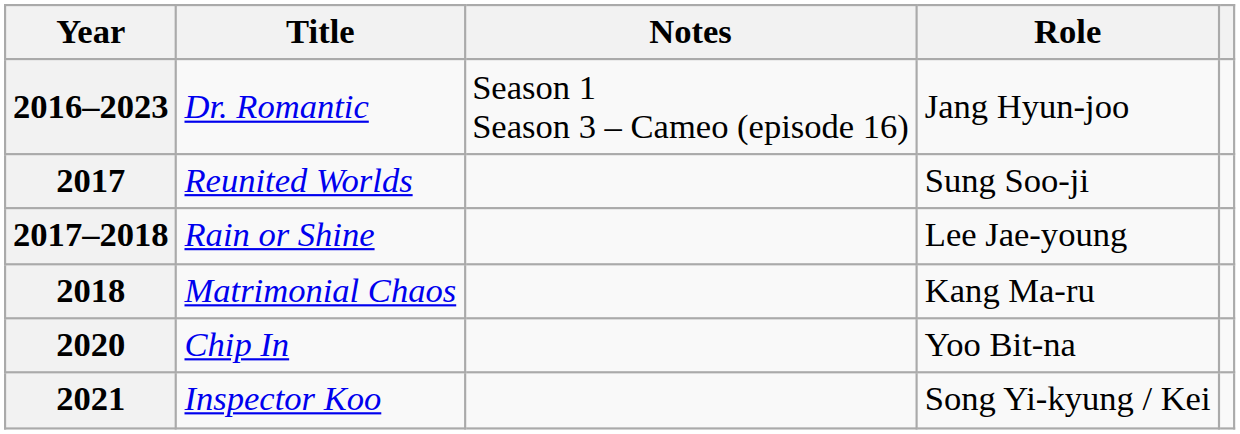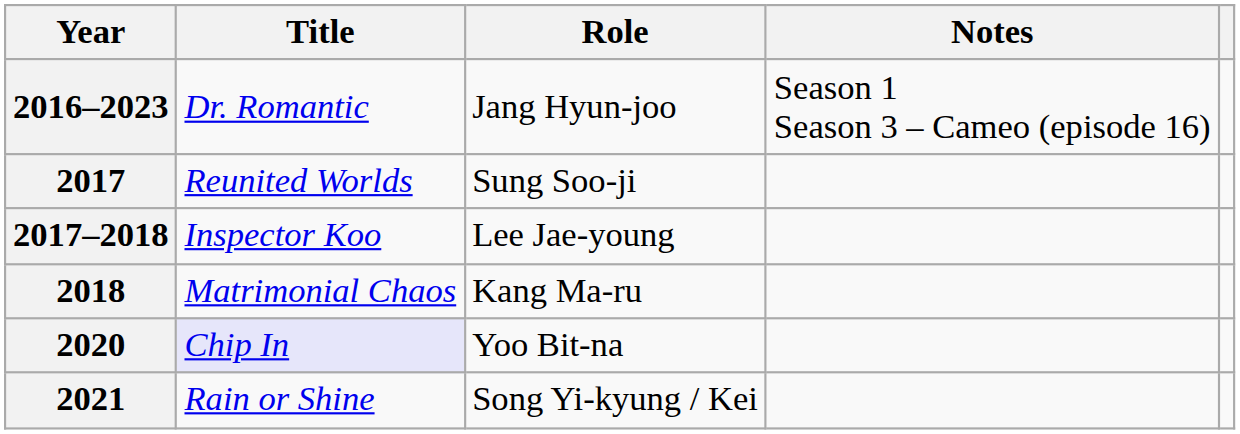columns swapped: (1068, 31) <-> (691, 31)
(280, 235) Rain or Shine -> (283, 235) Inspector Koo
(237, 344) no background -> (237, 344) lavender background
(283, 399) Inspector Koo -> (280, 399) Rain or Shine
